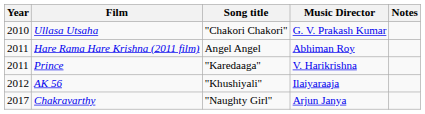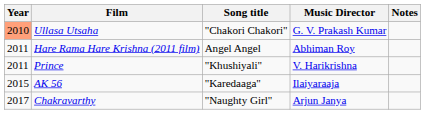(18, 30) no background -> (18, 30) lightsalmon background
(233, 65) "Karedaaga" -> (233, 65) "Khushiyali"
(18, 83) 2012 -> (18, 83) 2015
(233, 83) "Khushiyali" -> (233, 83) "Karedaaga"
